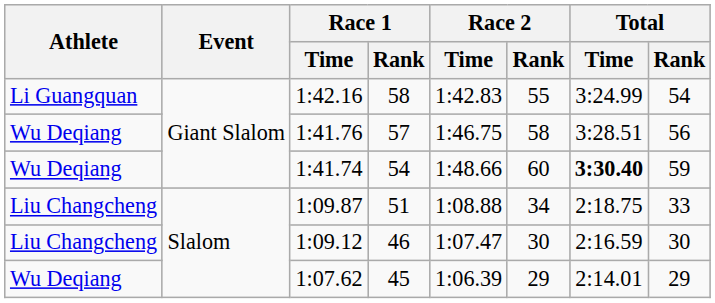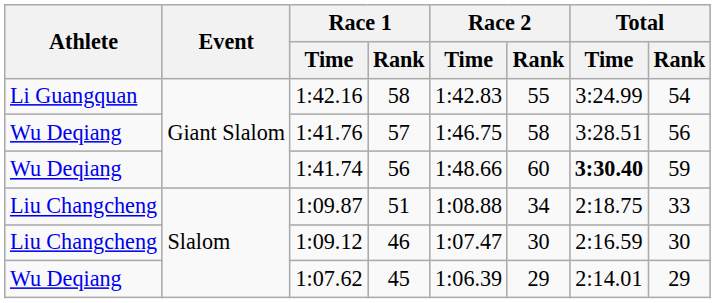(399, 169) 54 -> (399, 169) 56
